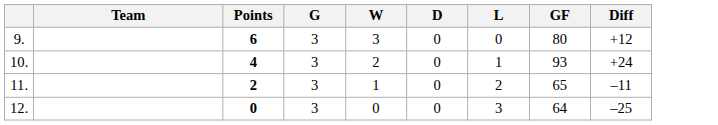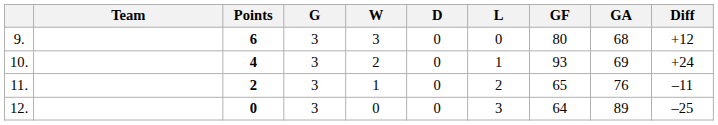+ column: (621, 16)
